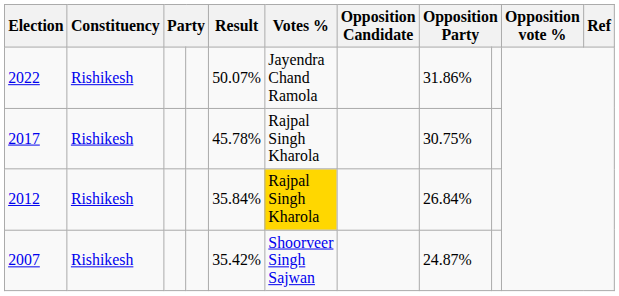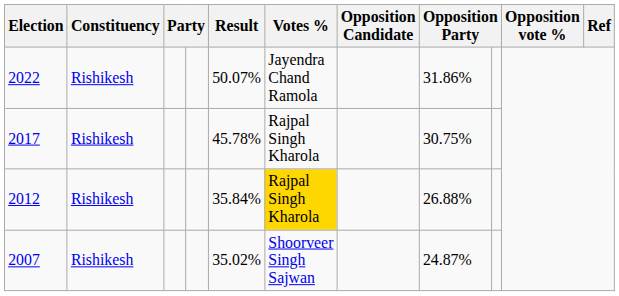(447, 199) 26.84% -> (447, 199) 26.88%
(237, 260) 35.42% -> (237, 260) 35.02%
